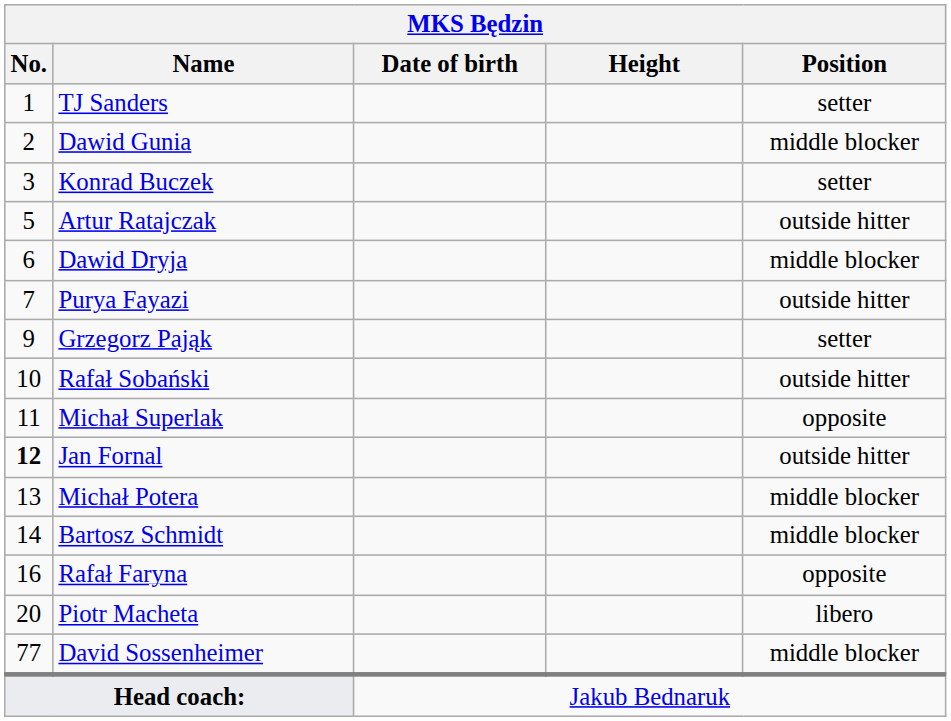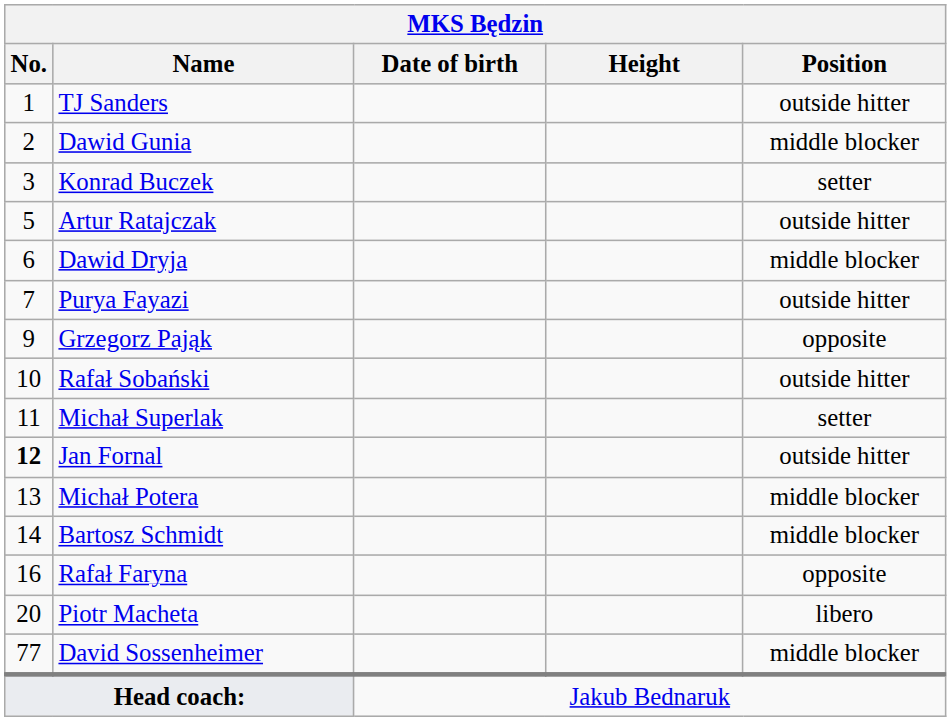(844, 102) setter -> (844, 102) outside hitter
(844, 338) setter -> (844, 338) opposite
(844, 417) opposite -> (844, 417) setter
